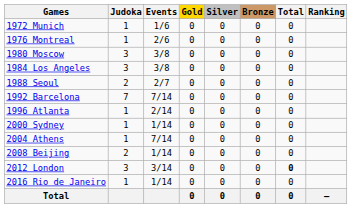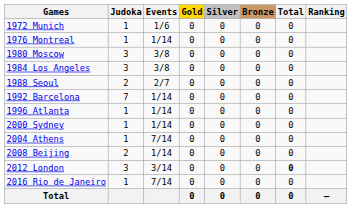(162, 40) 2/6 -> (162, 40) 1/14
(162, 97) 7/14 -> (162, 97) 1/14
(162, 111) 2/14 -> (162, 111) 1/14
(162, 182) 1/14 -> (162, 182) 7/14
